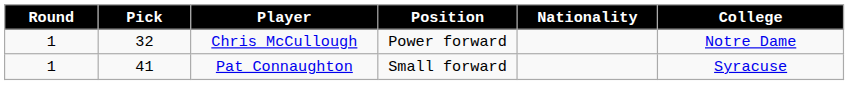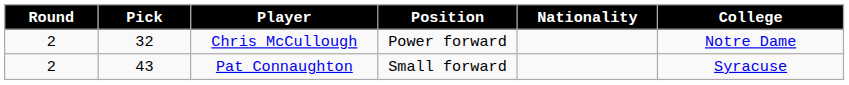(51, 42) 1 -> (51, 42) 2
(51, 67) 1 -> (51, 67) 2
(144, 67) 41 -> (144, 67) 43
